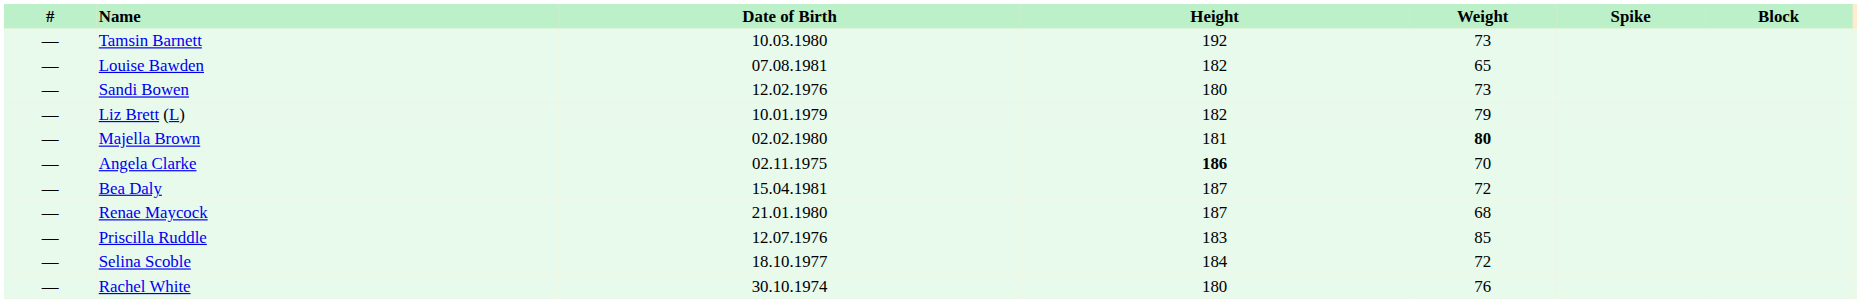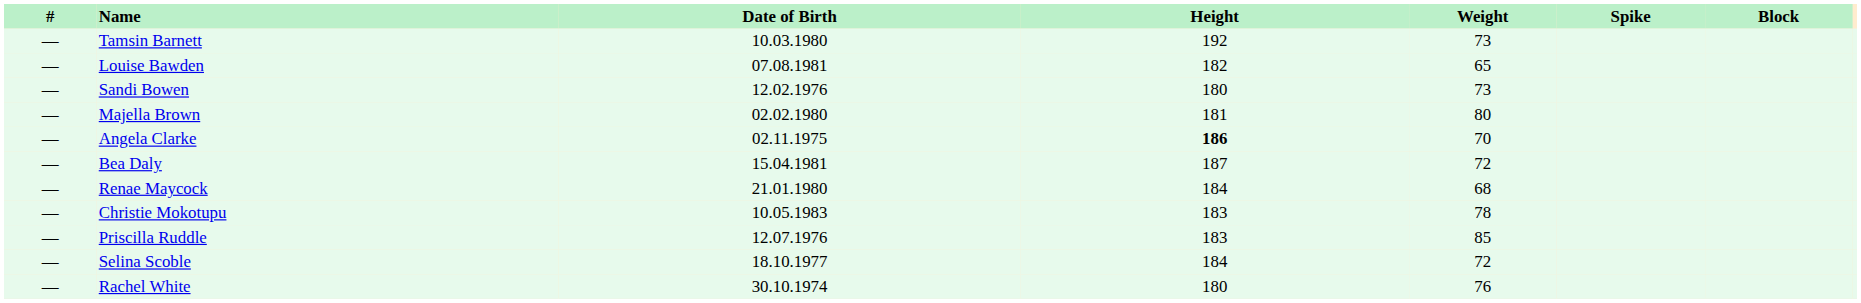- row: (142, 114)
(1483, 139) bold -> (1483, 114) normal
(1215, 212) 187 -> (1215, 188) 184
+ row: (163, 212)
